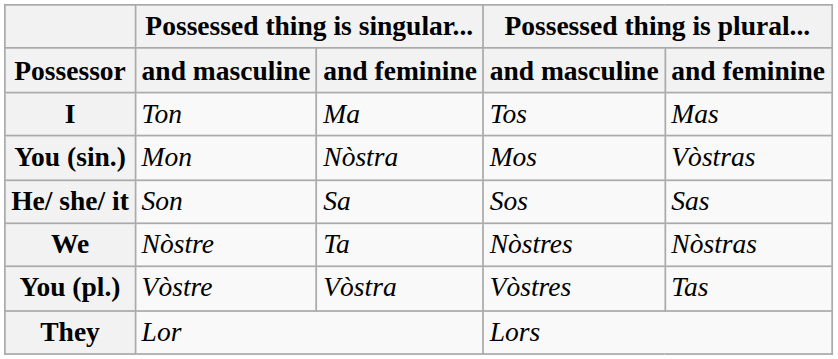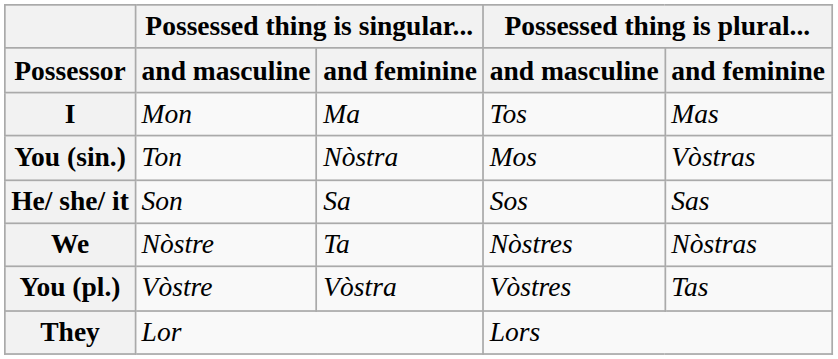(162, 113) Ton -> (167, 113) Mon
(167, 157) Mon -> (162, 157) Ton
